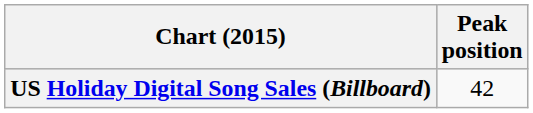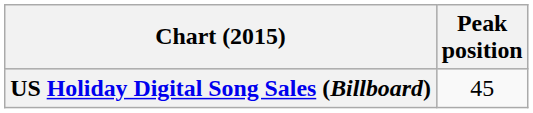(482, 88) 42 -> (482, 88) 45
